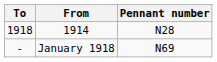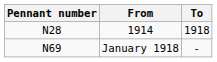columns swapped: (165, 13) <-> (20, 13)
